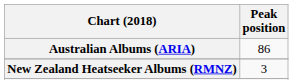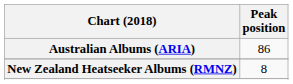(264, 68) 3 -> (264, 68) 8
